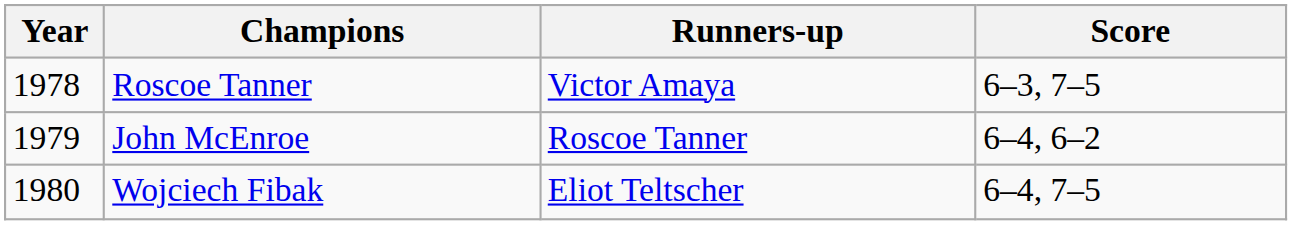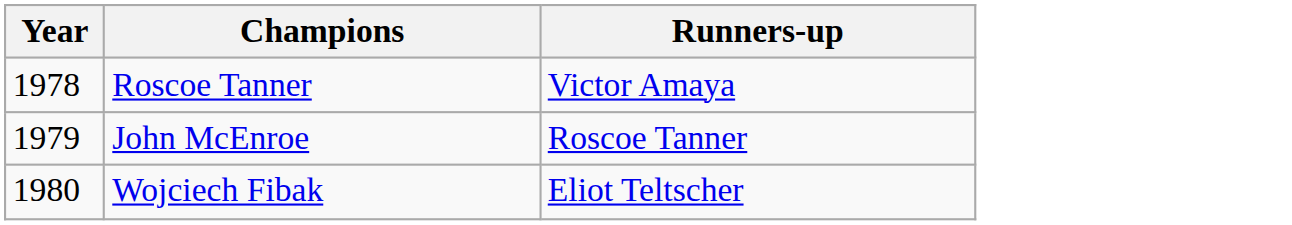- column: (1130, 31)
